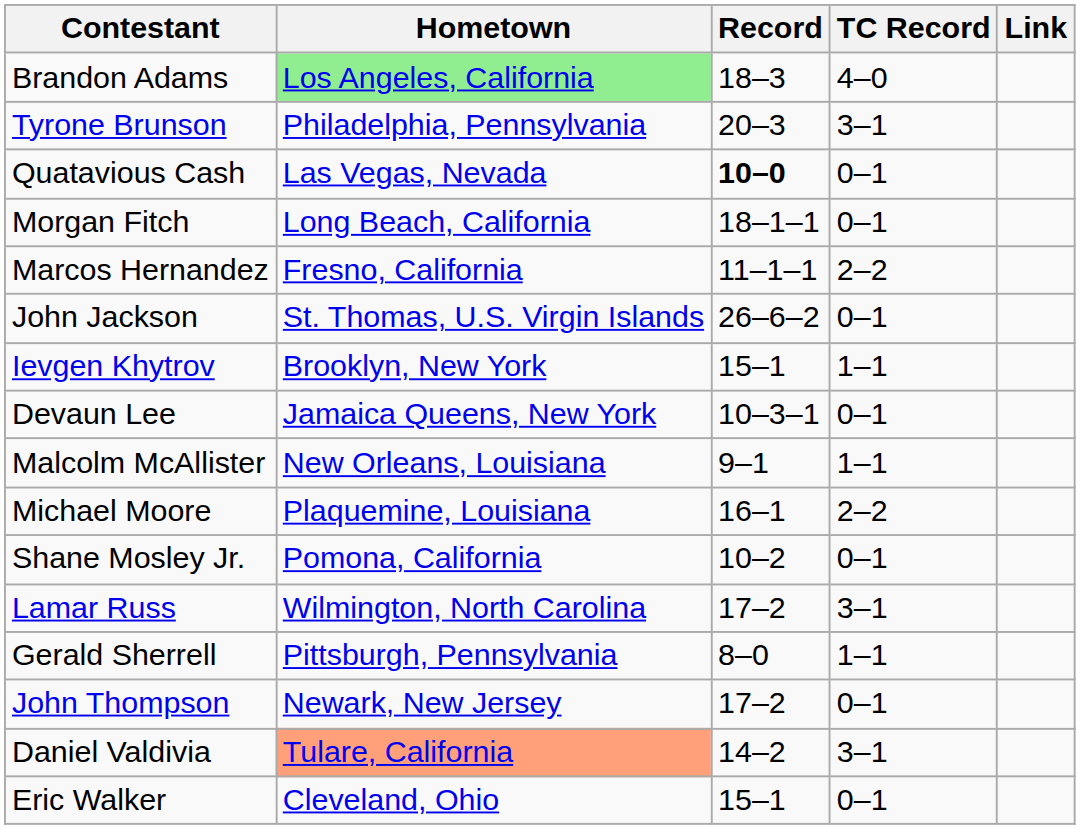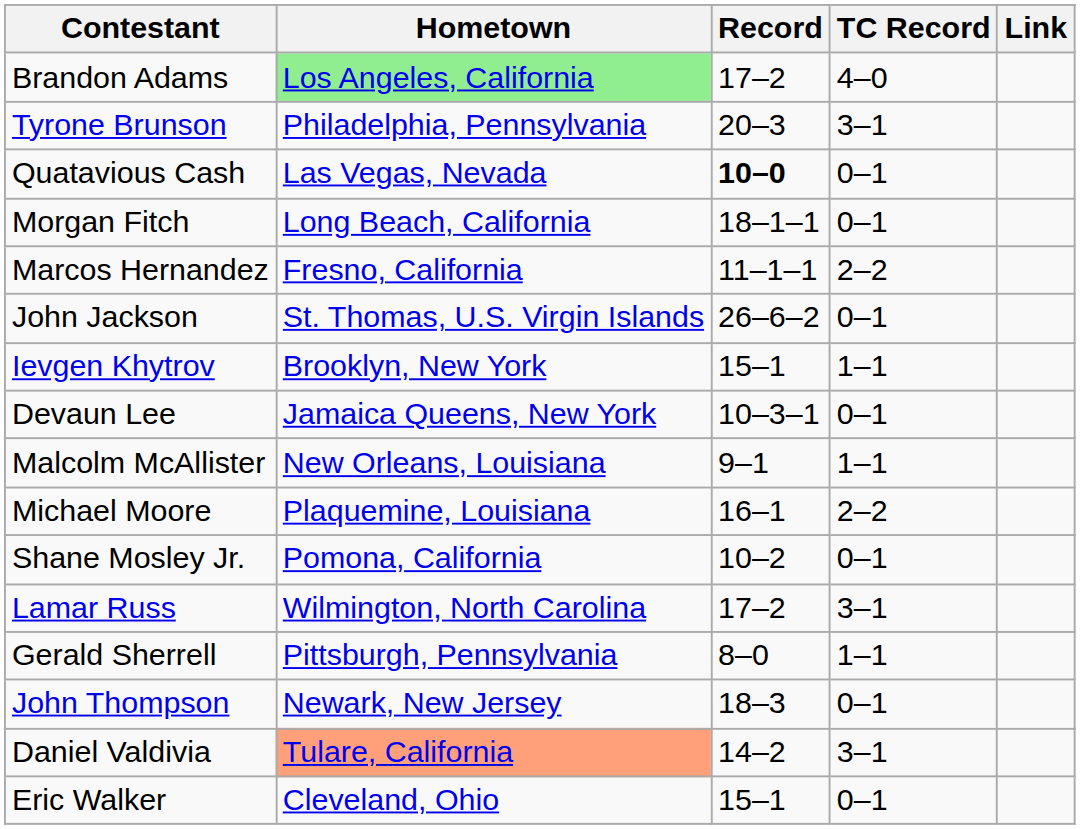(752, 76) 18–3 -> (752, 76) 17–2
(752, 703) 17–2 -> (752, 703) 18–3
